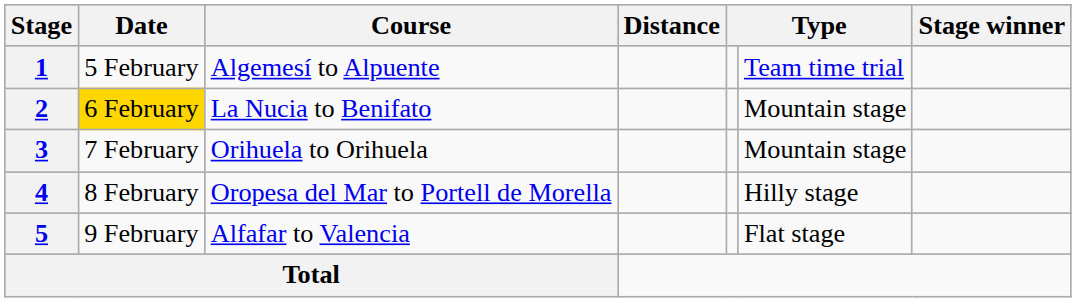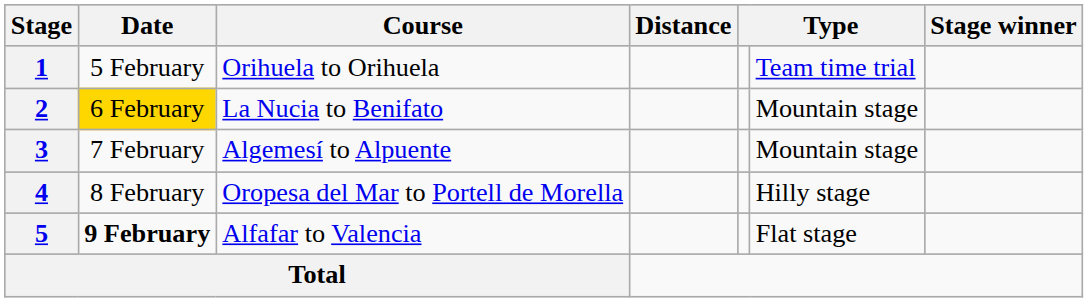(325, 66) Algemesí to Alpuente -> (331, 66) Orihuela to Orihuela
(319, 150) Orihuela to Orihuela -> (337, 150) Algemesí to Alpuente
(141, 233) normal -> (147, 233) bold
